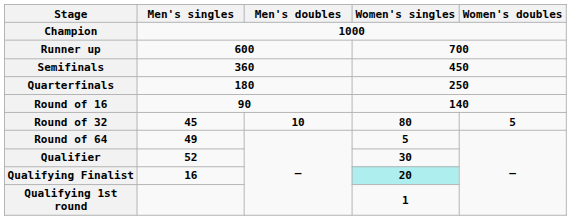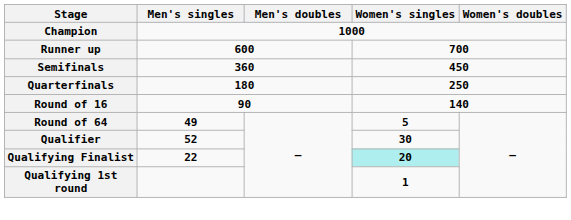- row: (71, 121)
(191, 176) 16 -> (191, 158) 22
